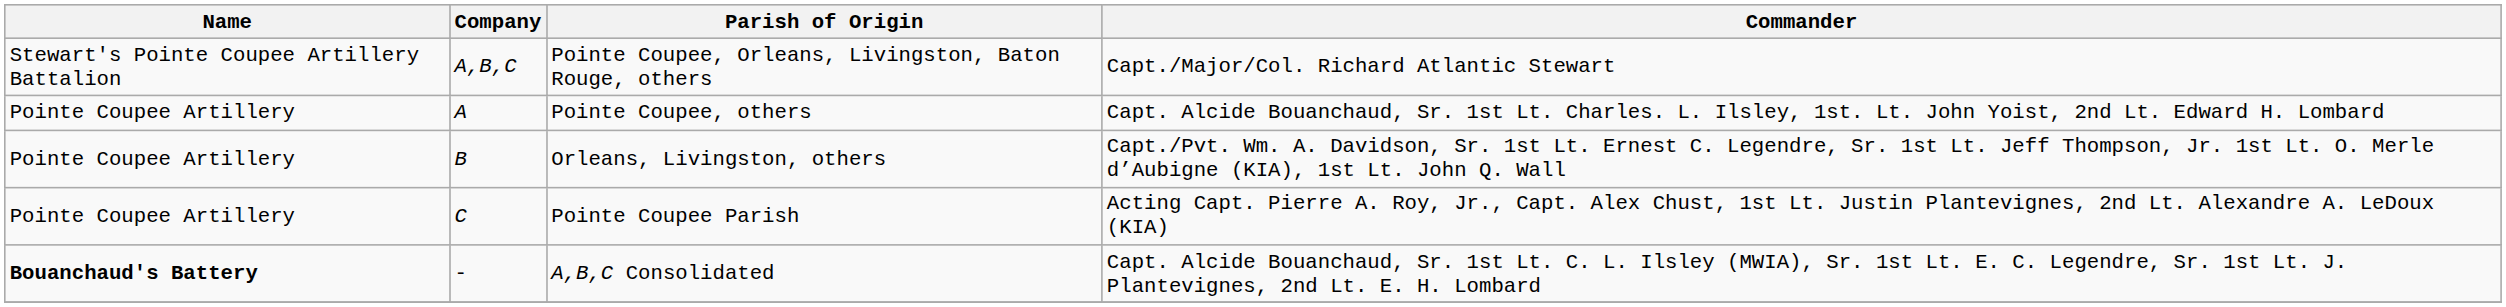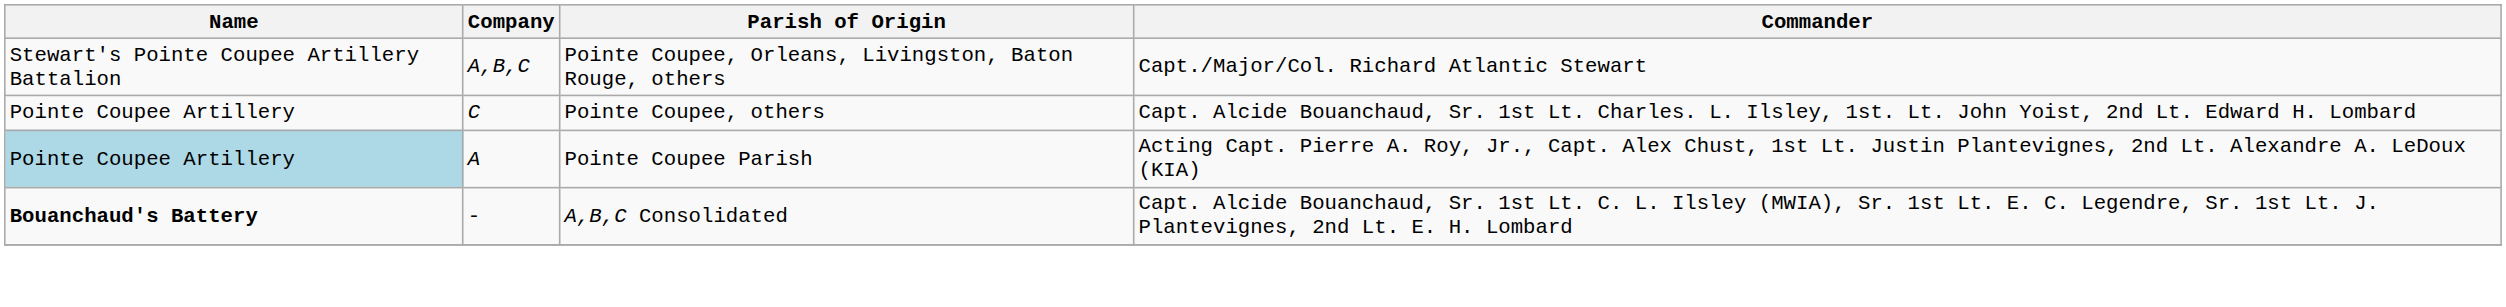(461, 113) A -> (474, 113) C
- row: (719, 158)
(152, 216) no background -> (152, 158) lightblue background
(461, 216) C -> (474, 158) A
